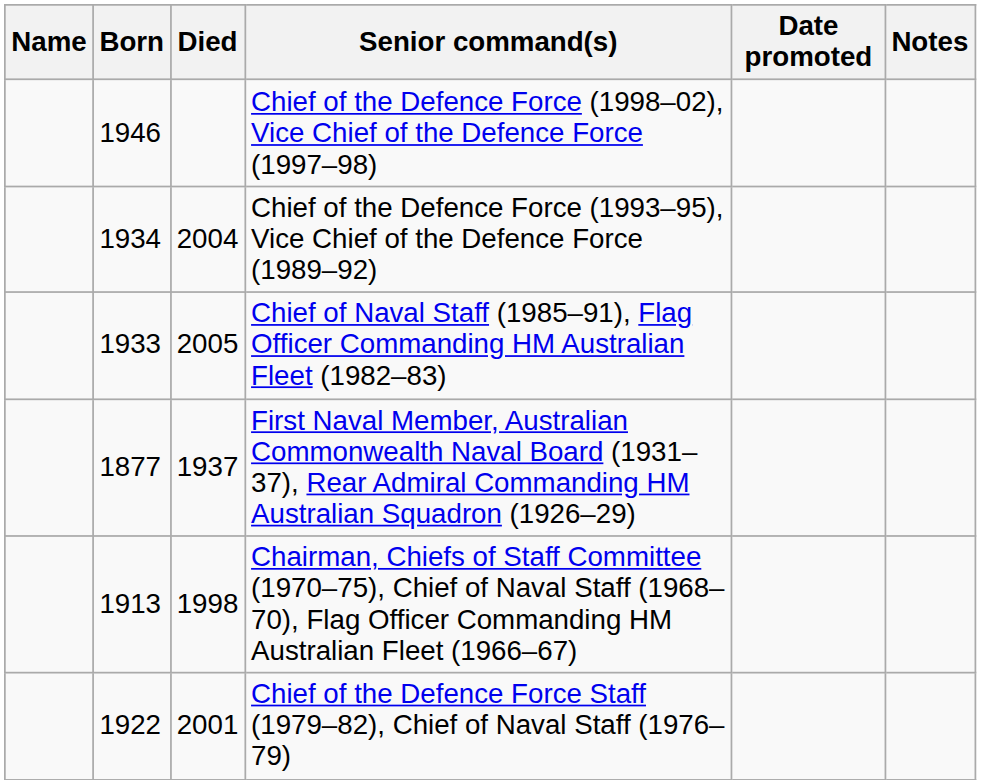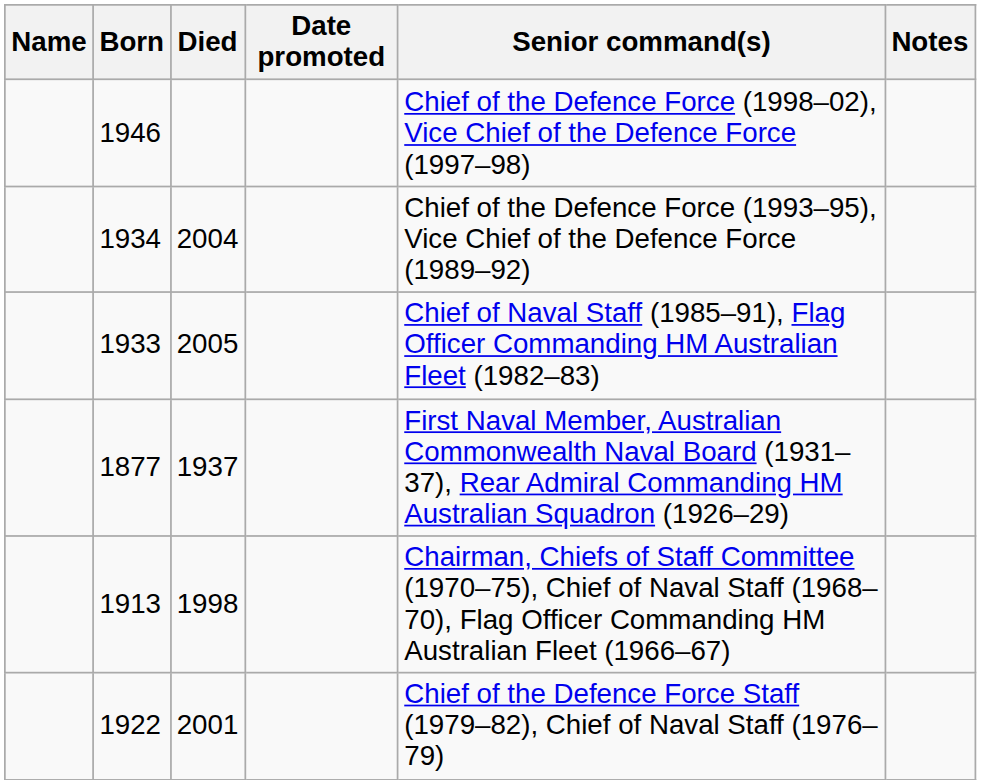columns swapped: (808, 42) <-> (488, 42)
